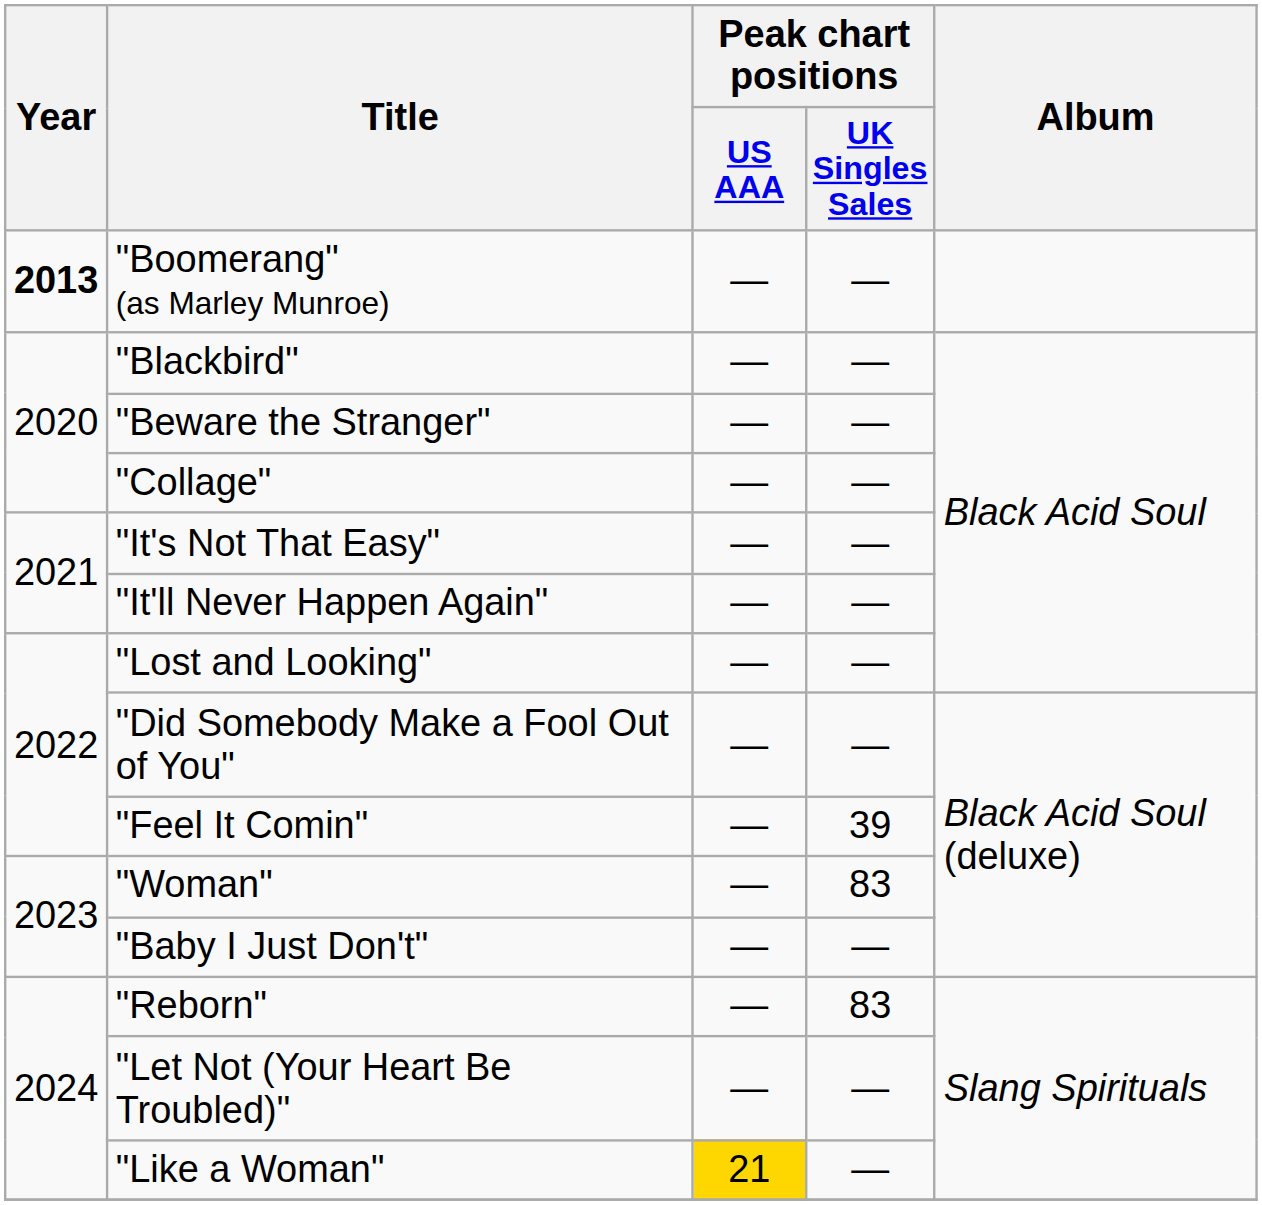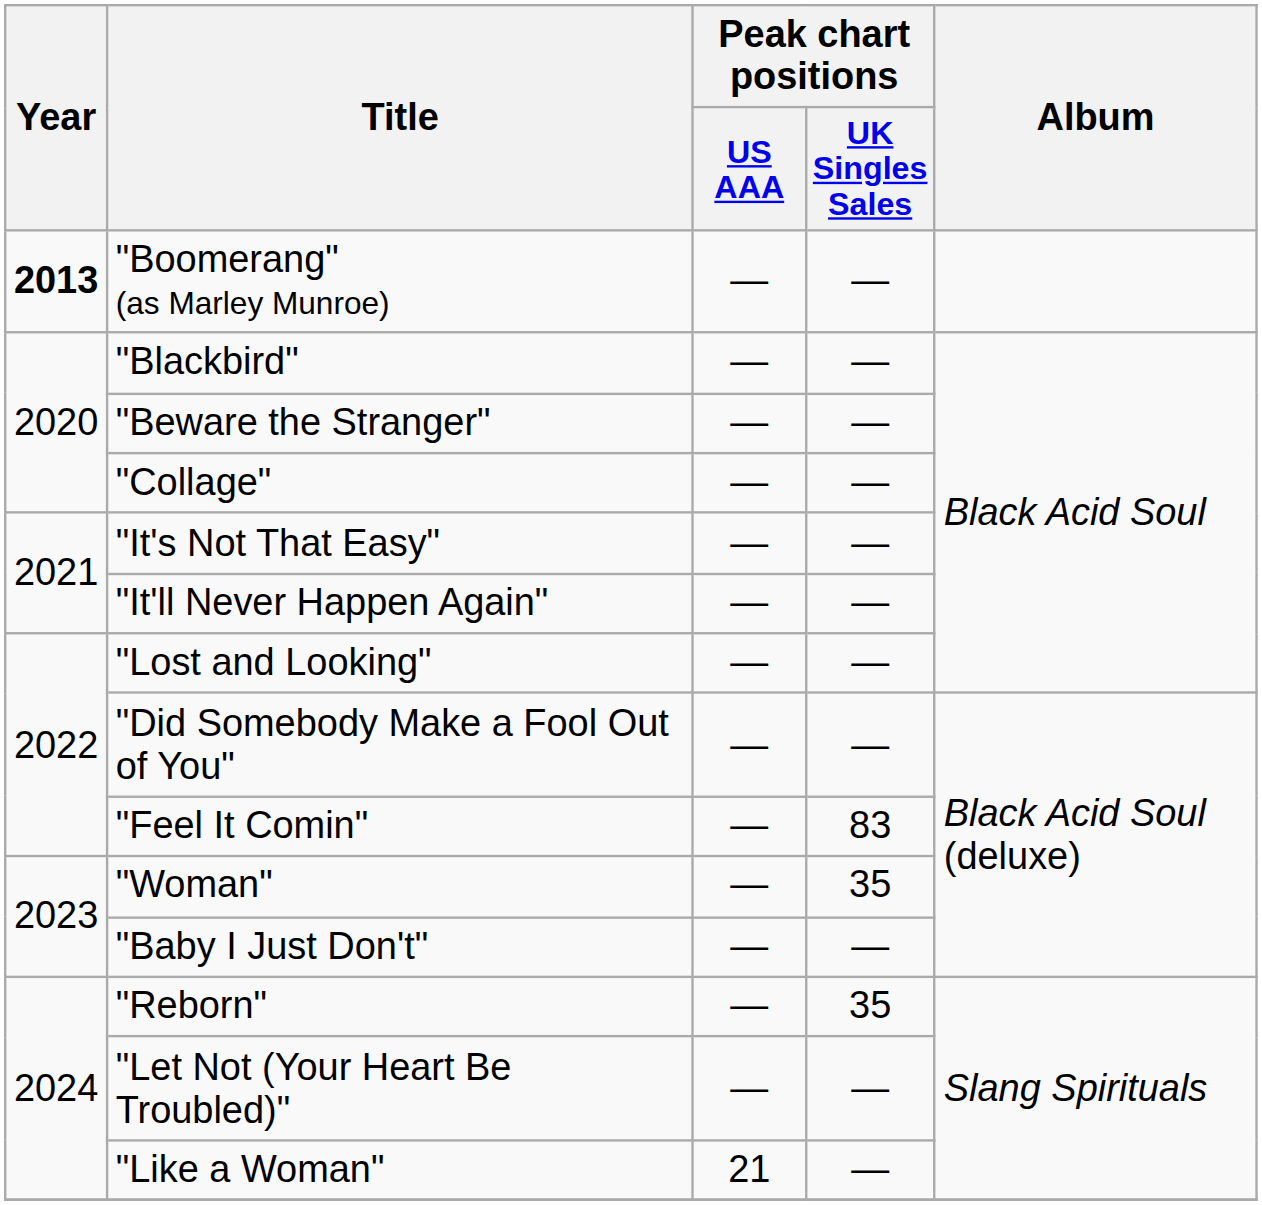(870, 825) 39 -> (870, 825) 83
(870, 885) 83 -> (870, 885) 35
(870, 1006) 83 -> (870, 1006) 35
(749, 1169) gold background -> (749, 1169) no background
